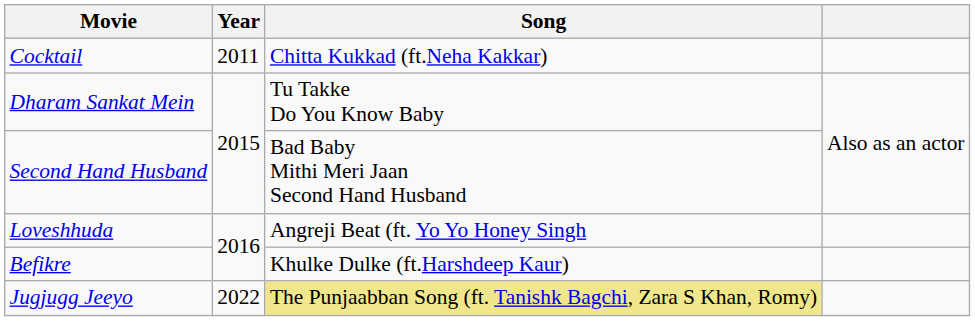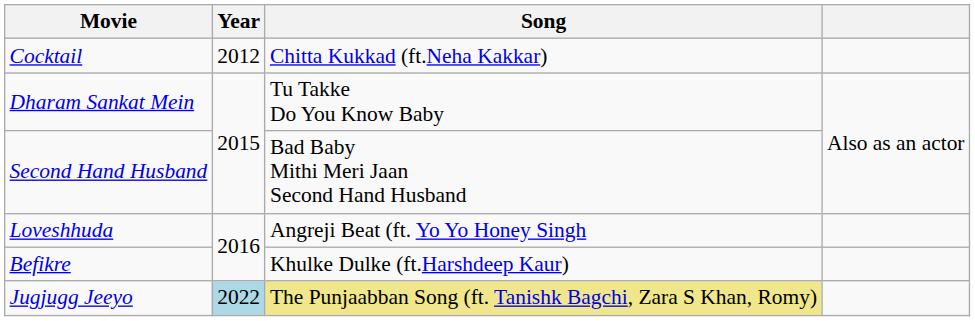(238, 55) 2011 -> (239, 55) 2012
(239, 297) no background -> (239, 297) lightblue background
